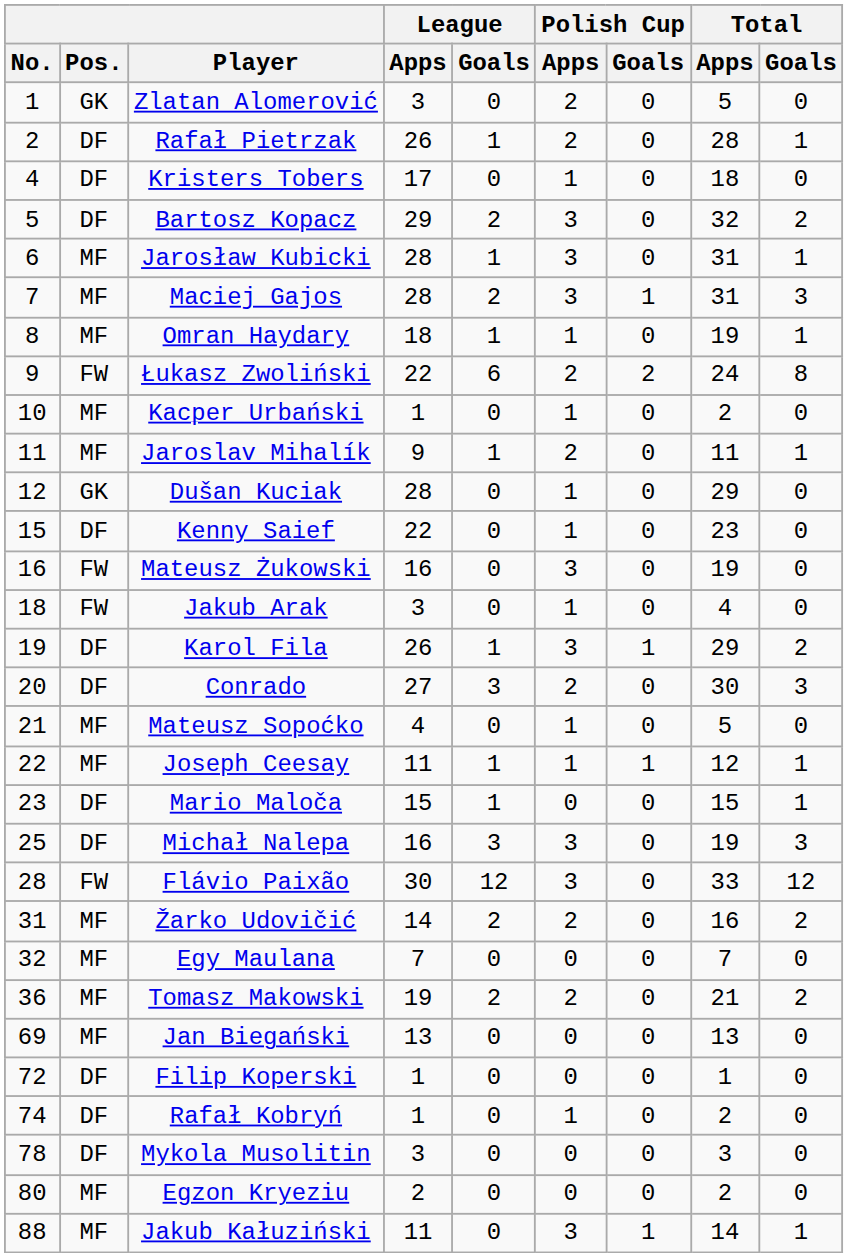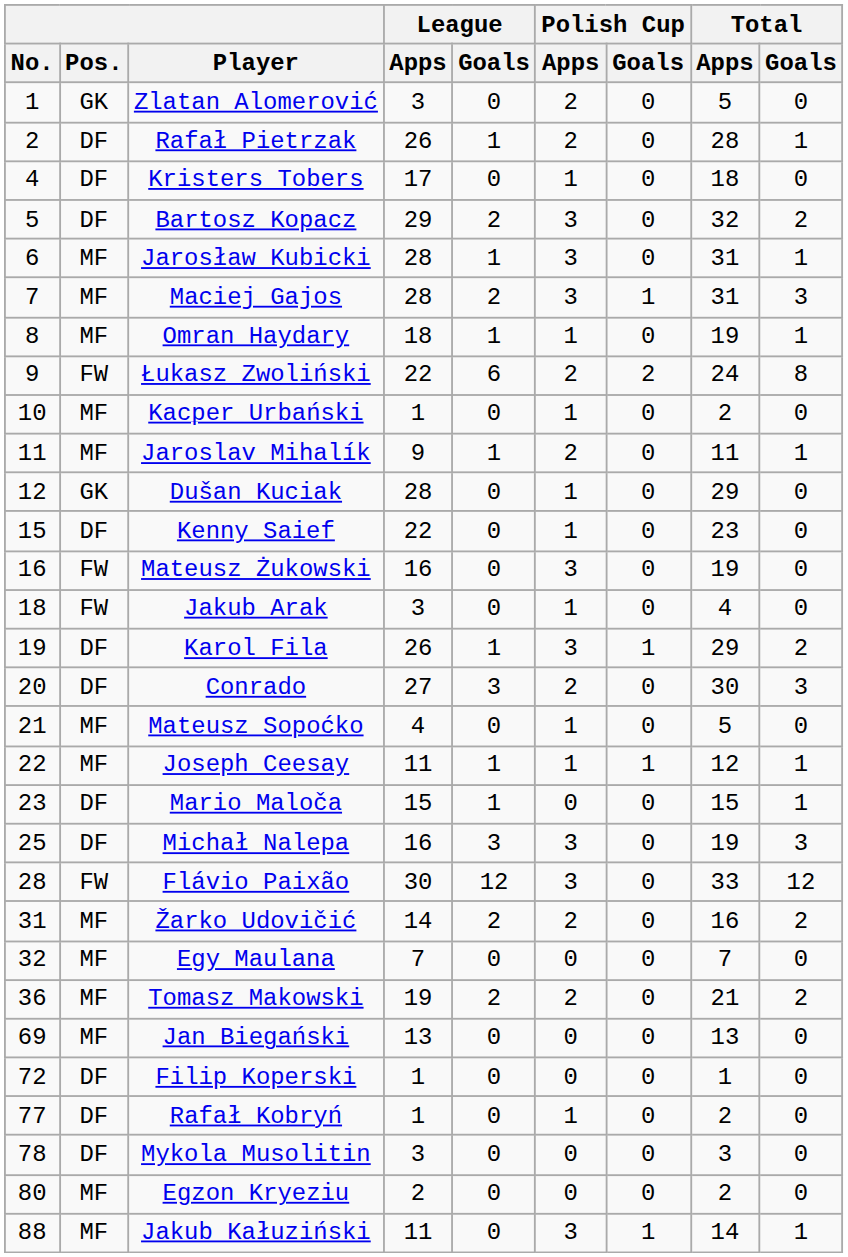(32, 1116) 74 -> (32, 1116) 77
